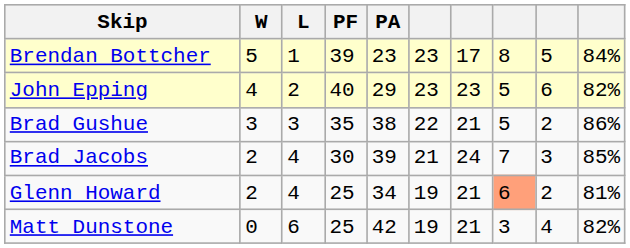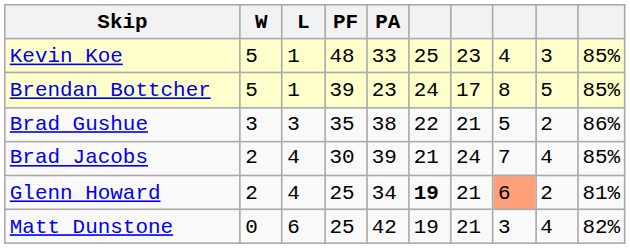+ row: (66, 56)
(426, 56) 23 -> (426, 90) 24
(601, 56) 84% -> (601, 90) 85%
- row: (79, 90)
(547, 158) 3 -> (547, 158) 4
(426, 192) normal -> (426, 192) bold
